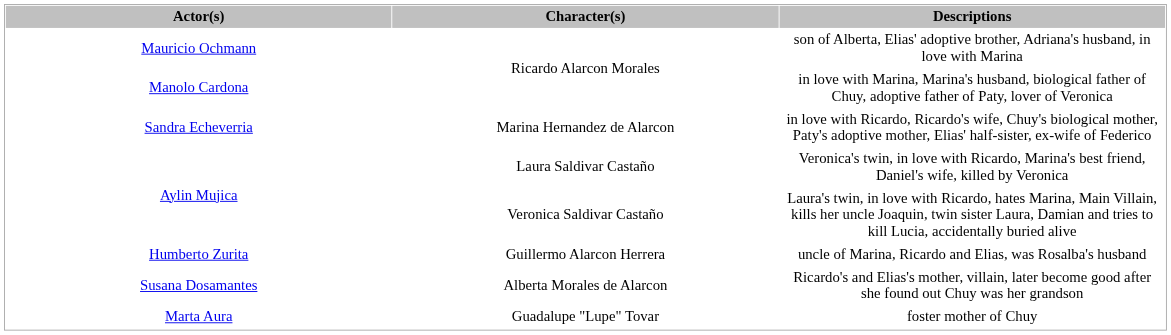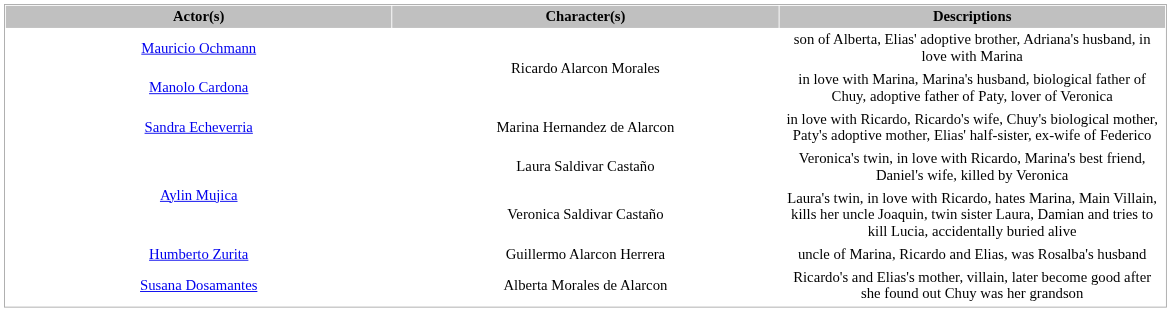- row: (972, 316)
